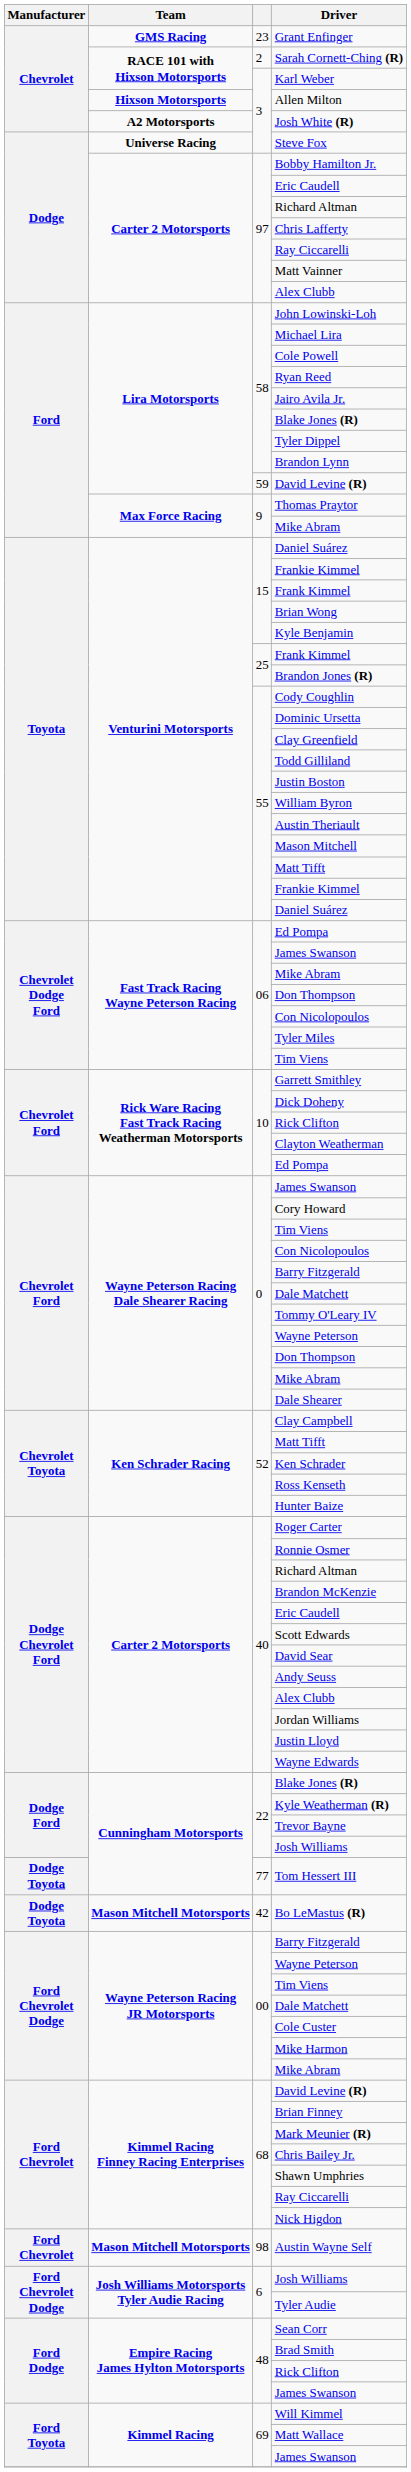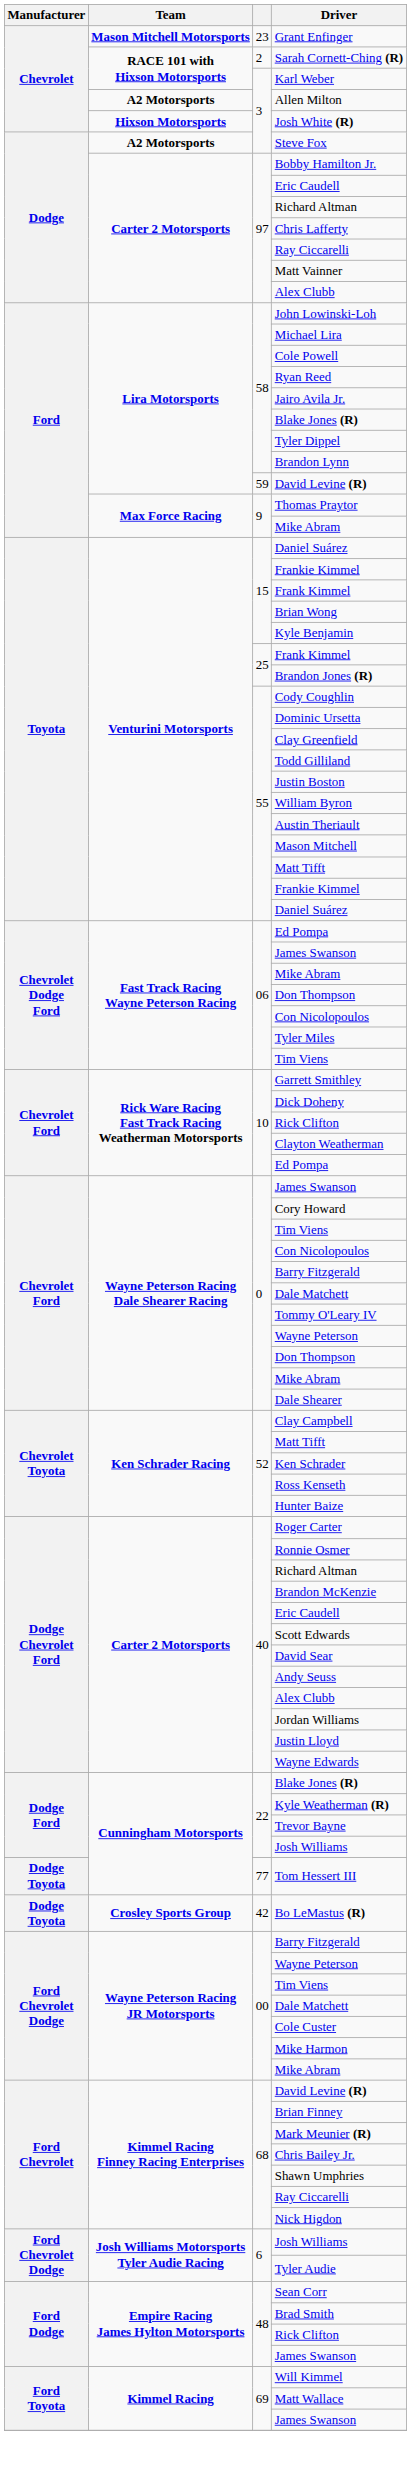(171, 36) GMS Racing -> (171, 36) Mason Mitchell Motorsports
(171, 100) Hixson Motorsports -> (171, 100) A2 Motorsports
(171, 121) A2 Motorsports -> (171, 121) Hixson Motorsports
(171, 143) Universe Racing -> (171, 143) A2 Motorsports
(171, 1912) Mason Mitchell Motorsports -> (171, 1912) Crosley Sports Group
- row: (262, 2247)
